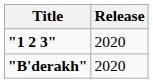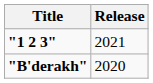(110, 41) 2020 -> (110, 41) 2021
